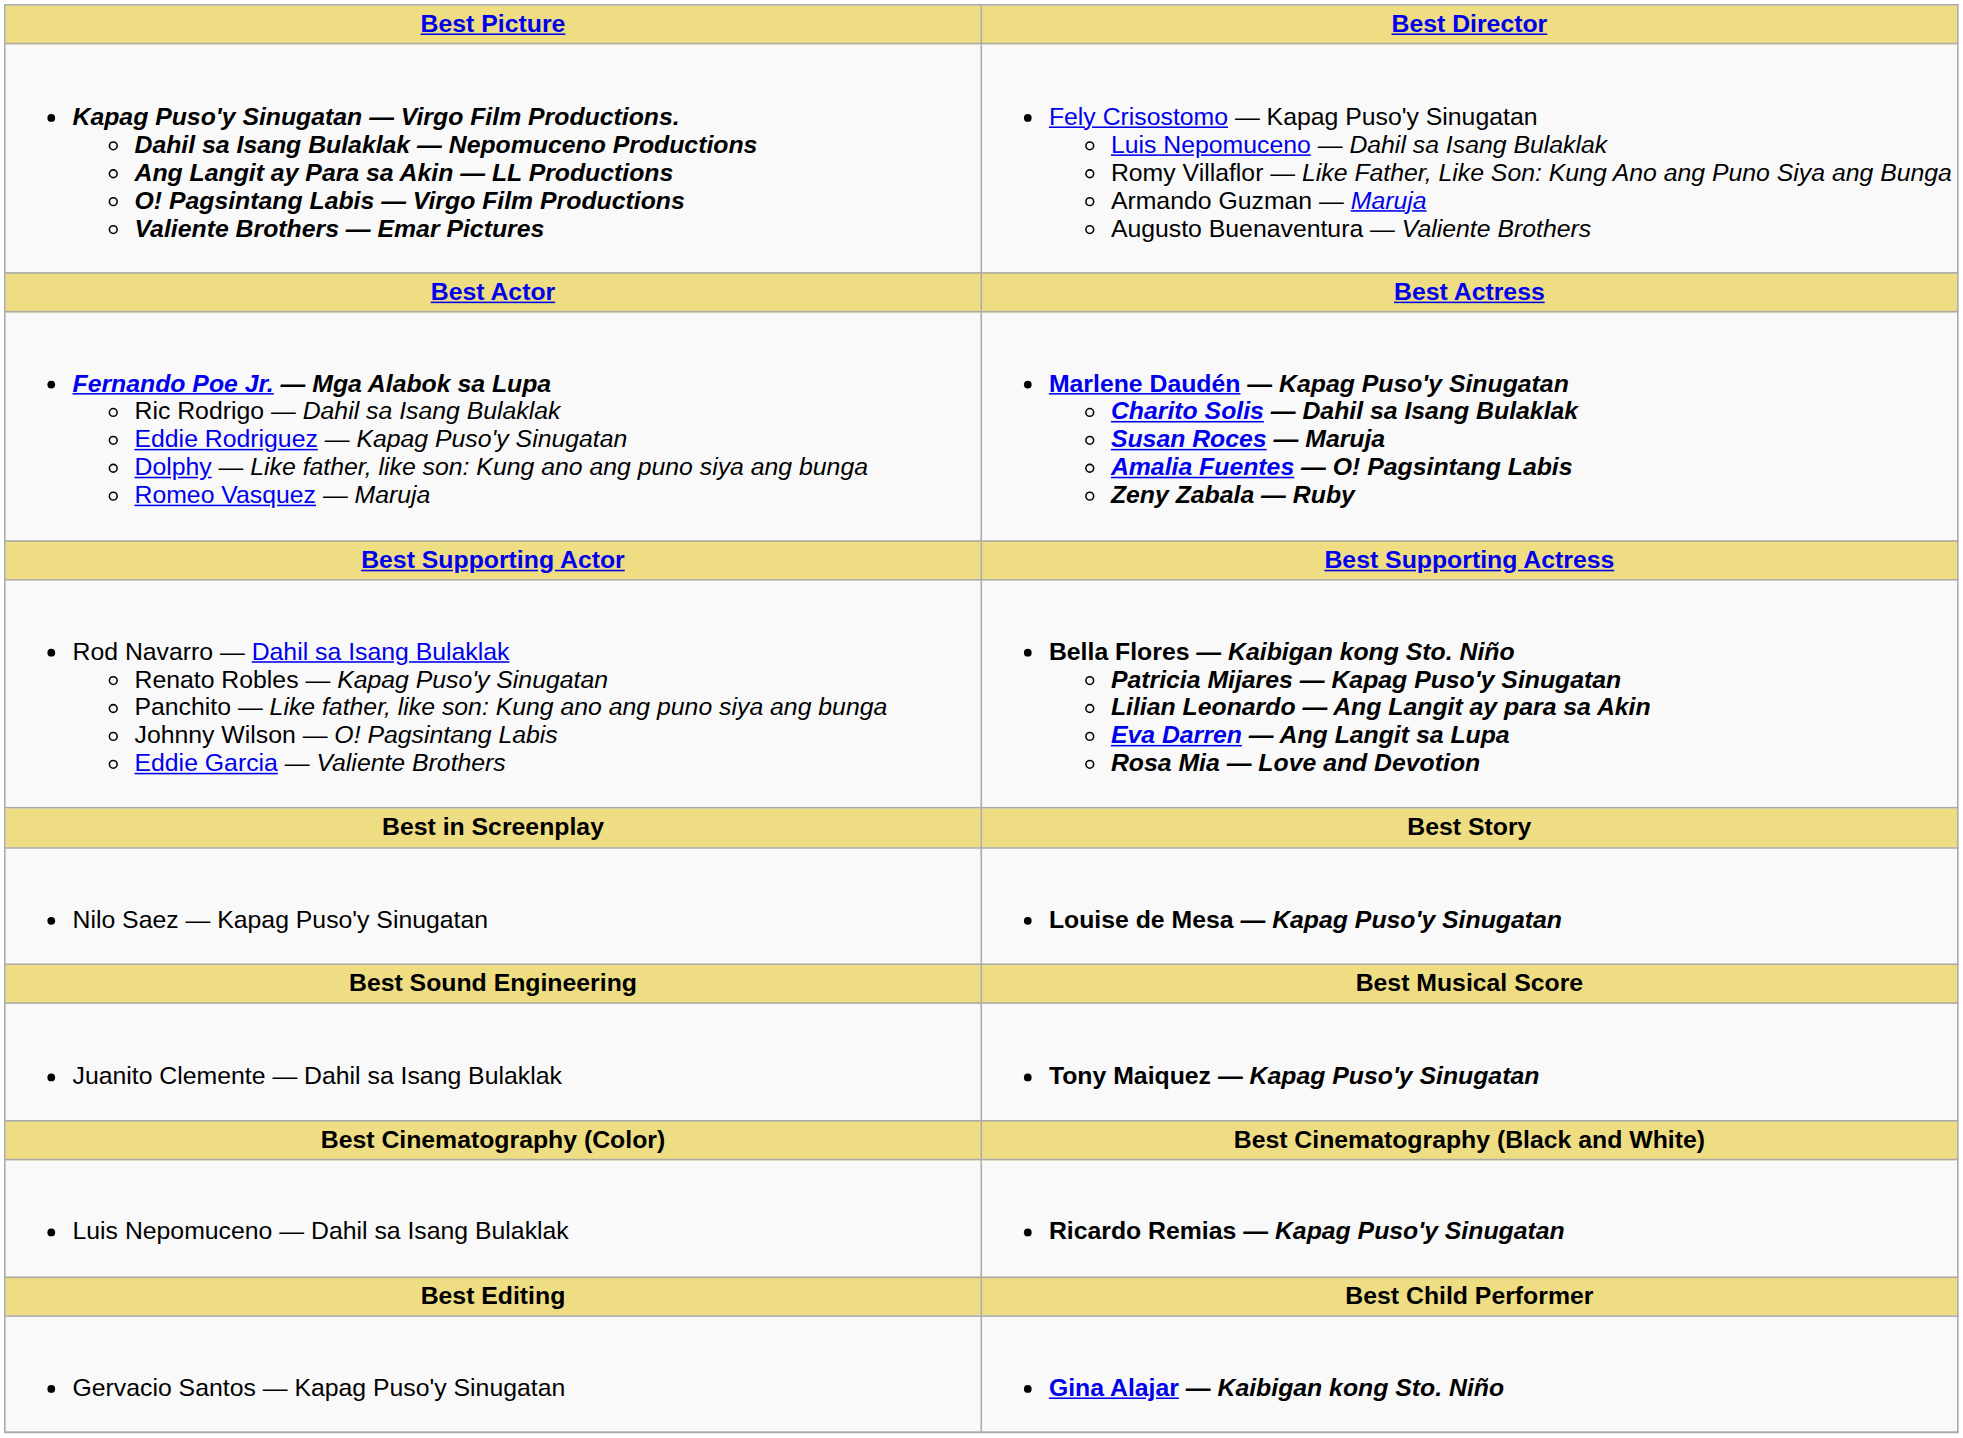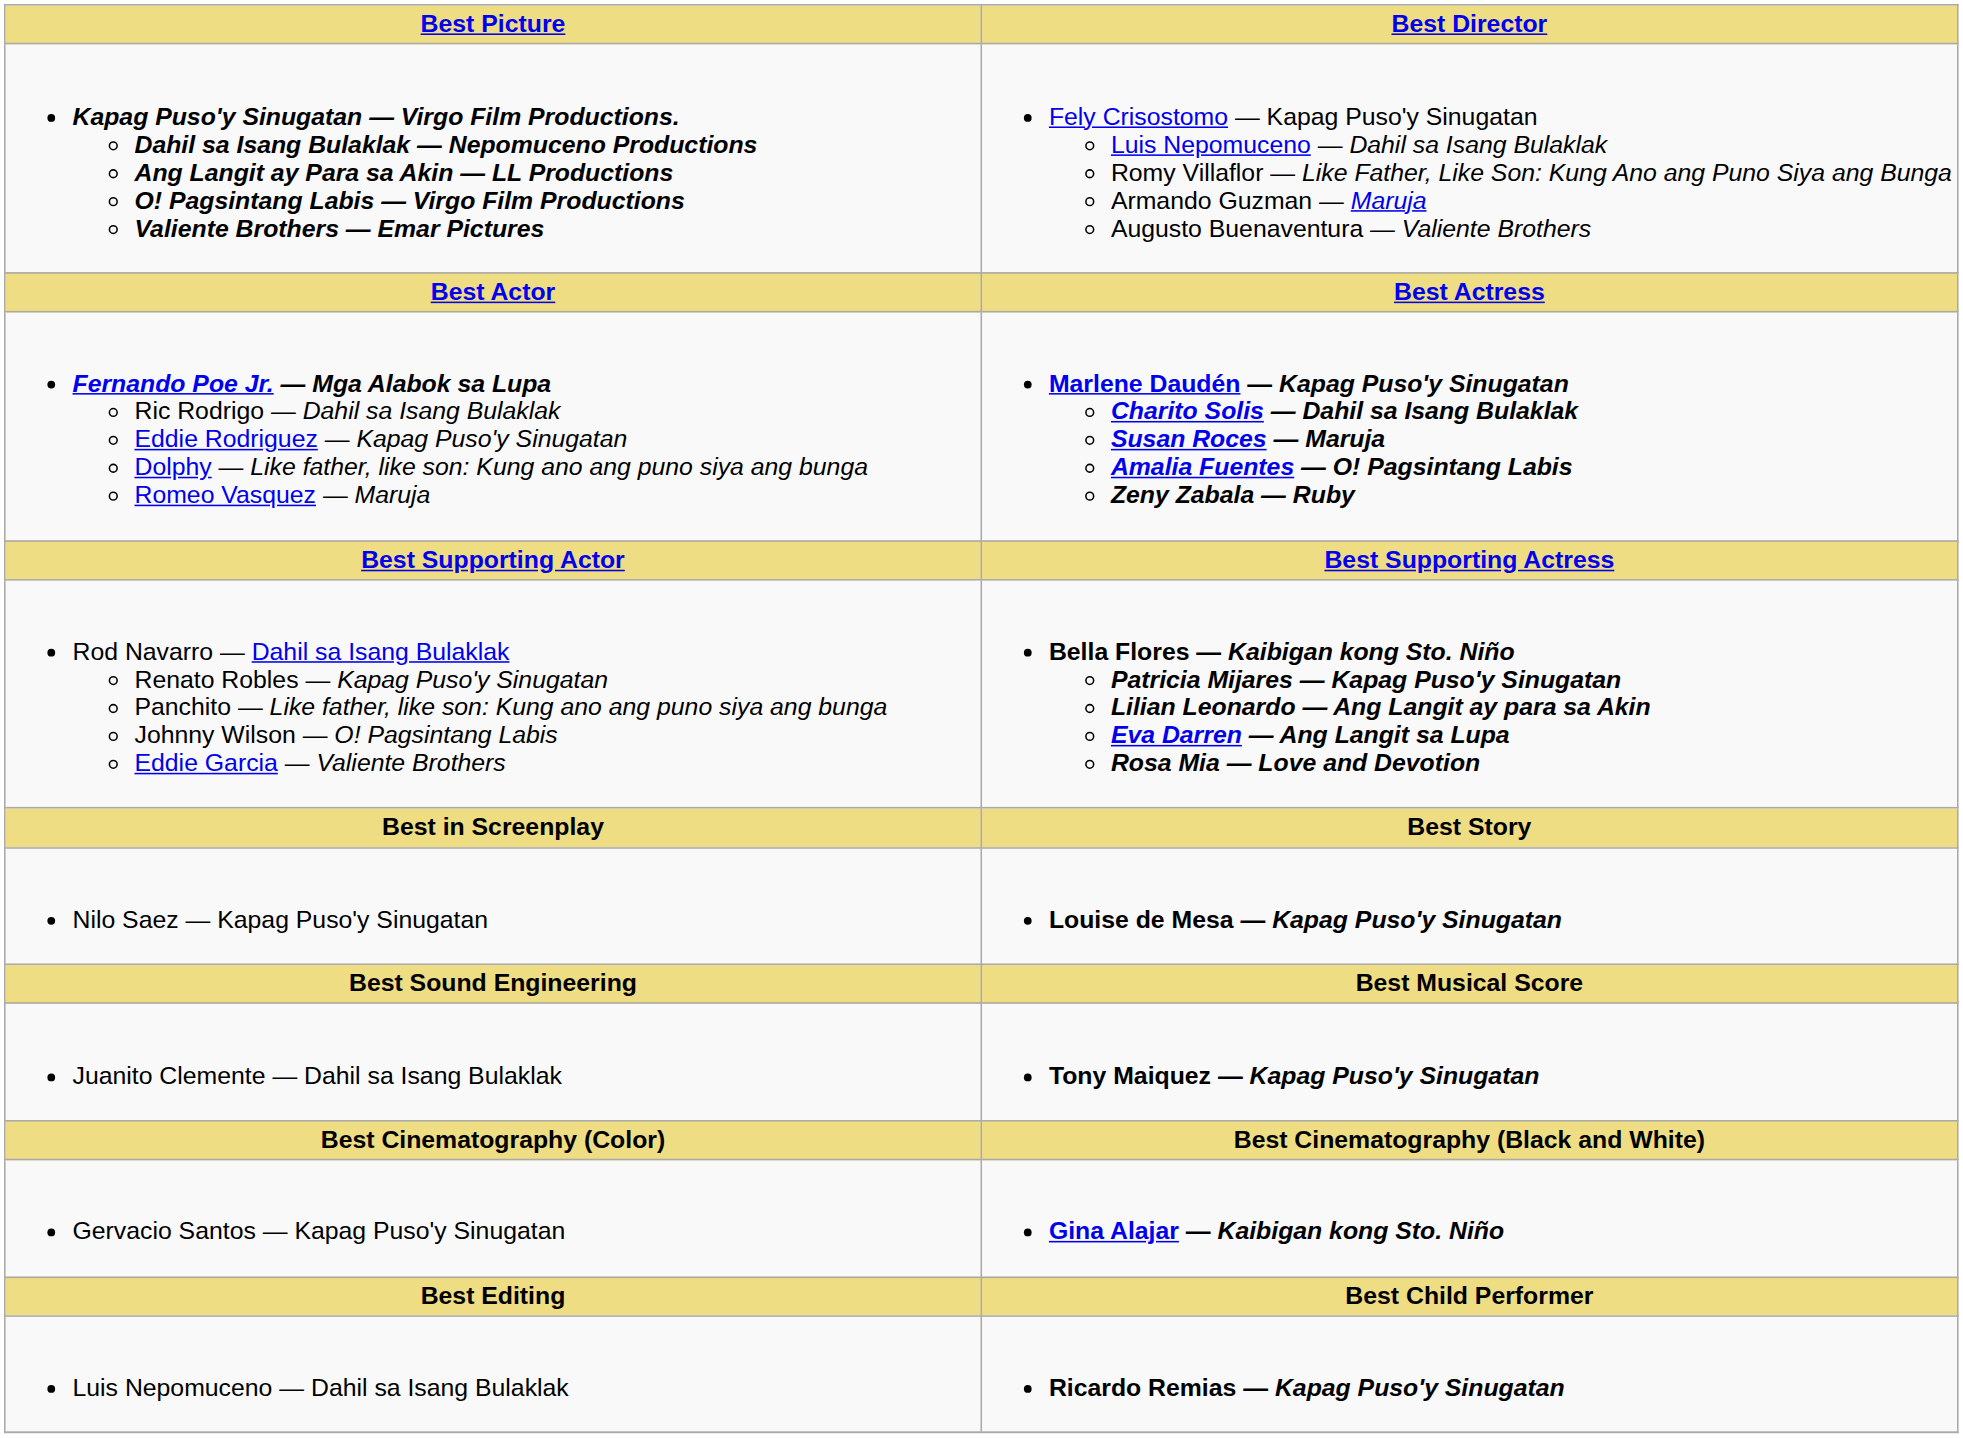rows swapped: (493, 1232) <-> (493, 1388)
